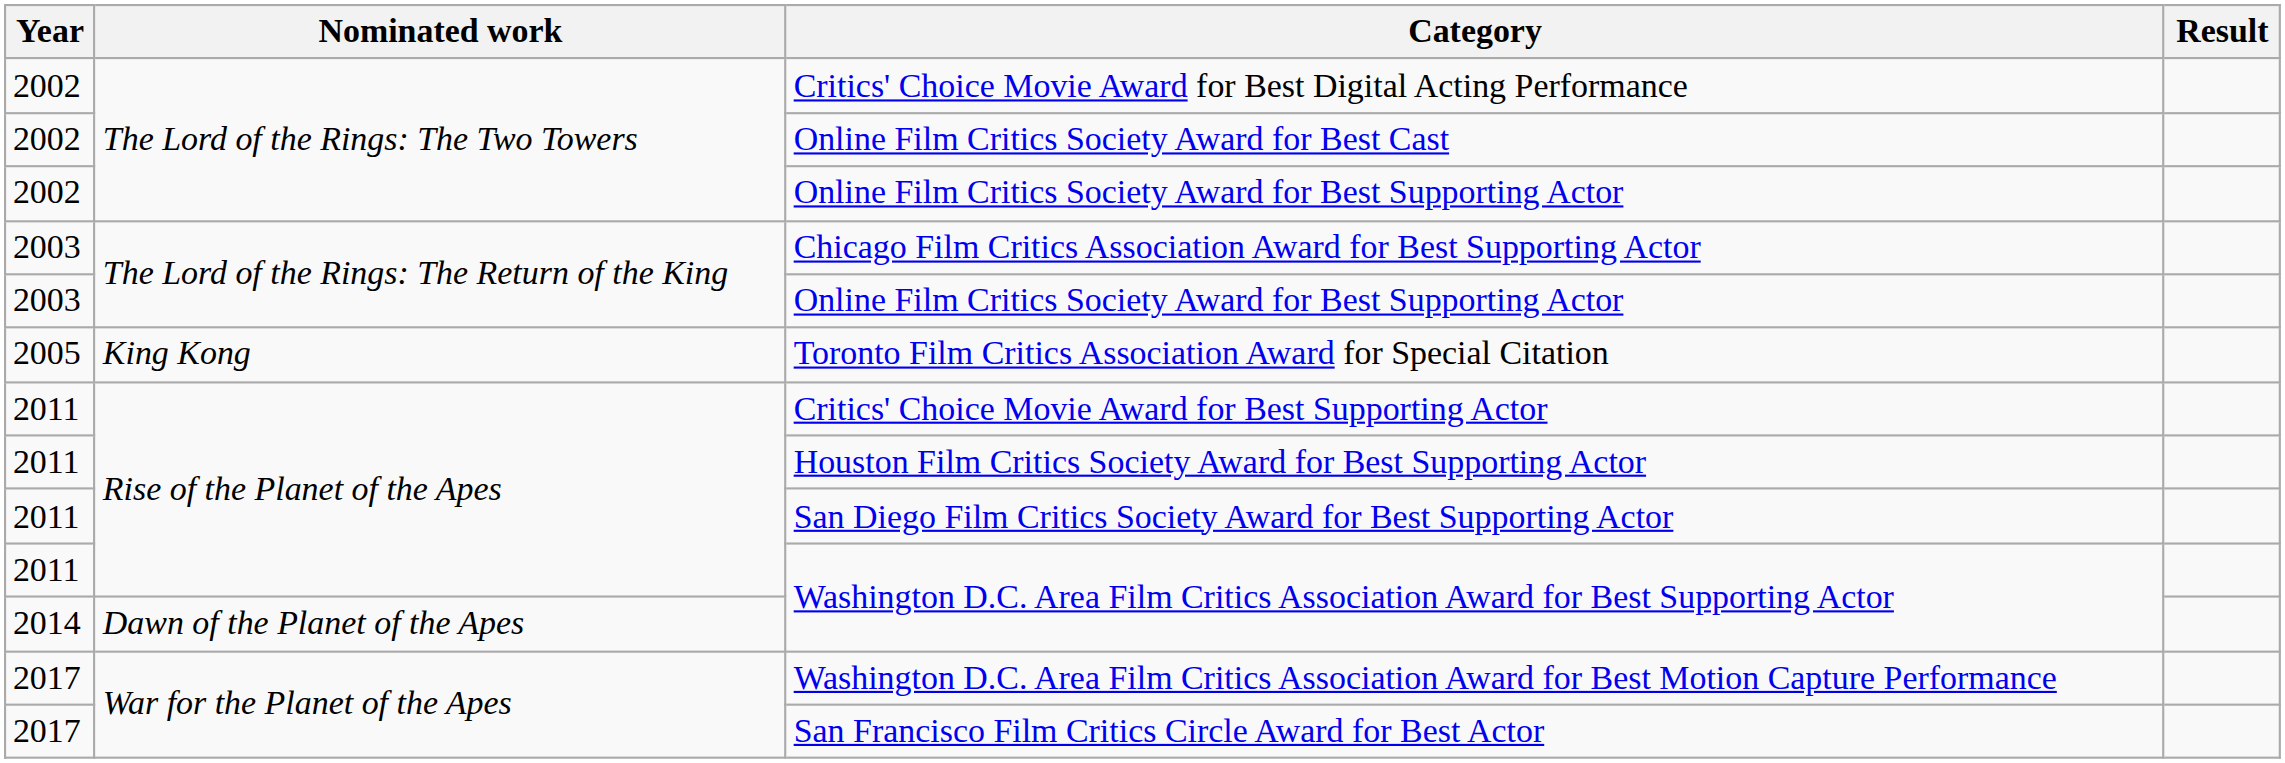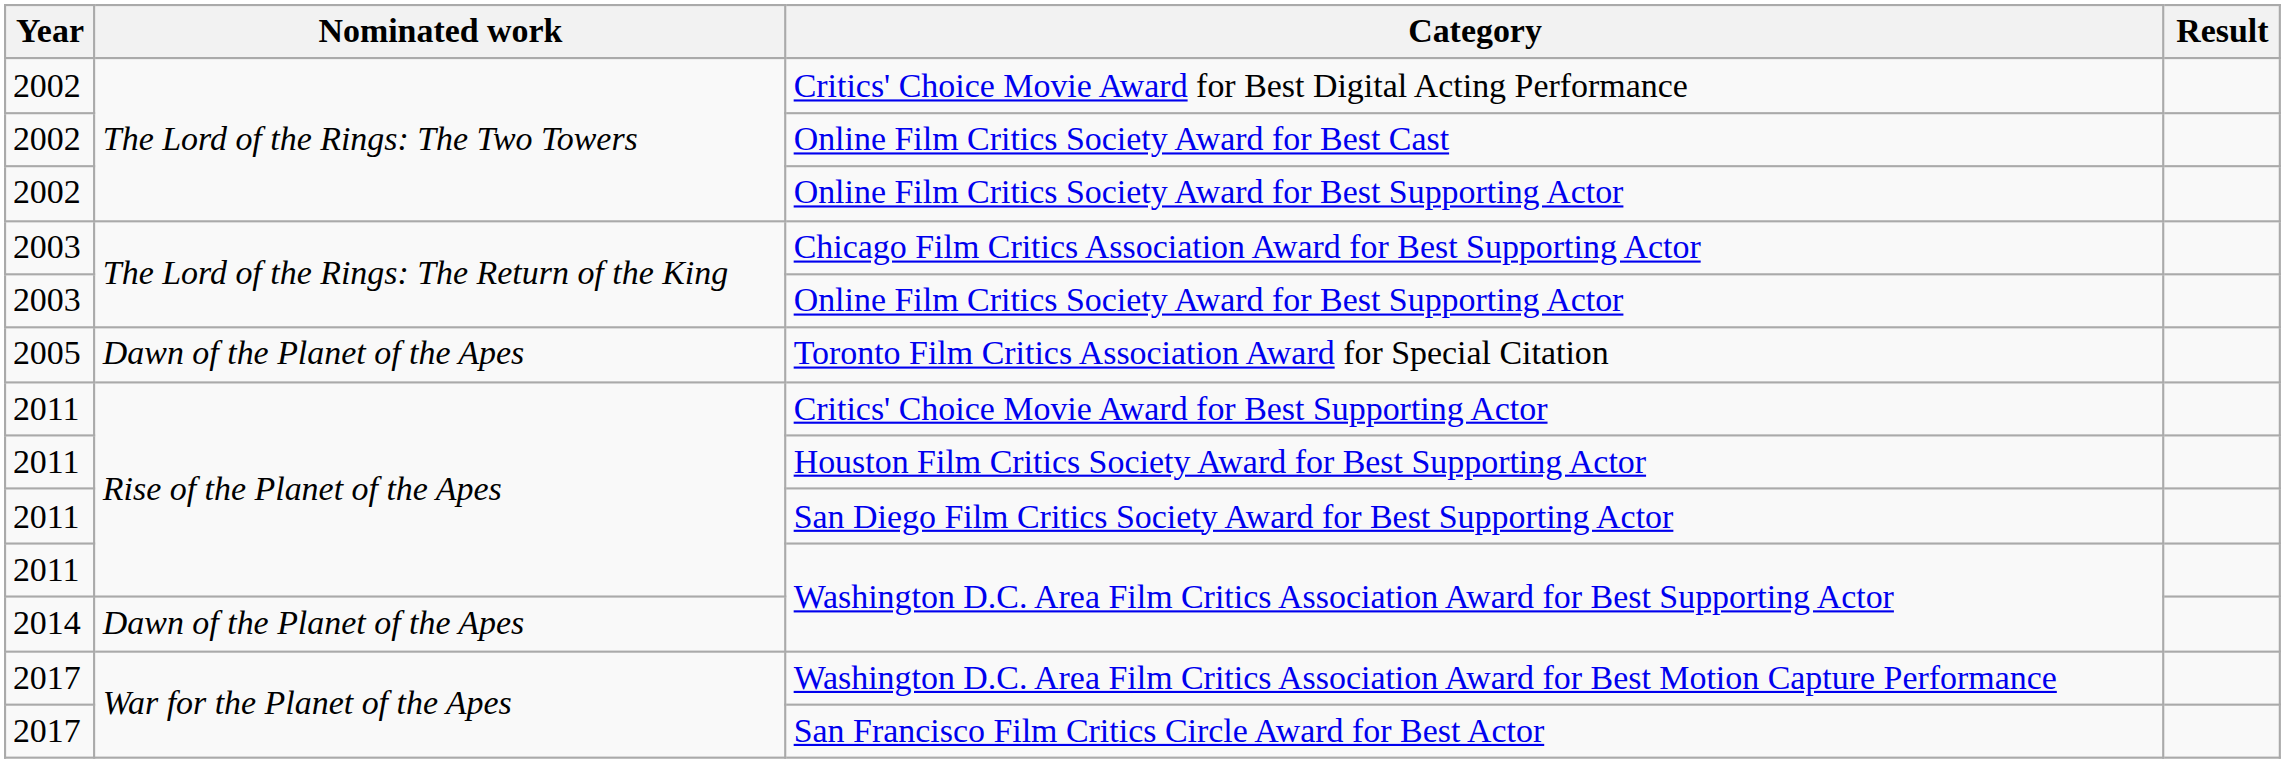(177, 354) King Kong -> (314, 354) Dawn of the Planet of the Apes
